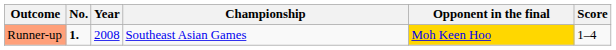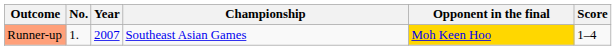(74, 34) bold -> (74, 34) normal
(107, 34) 2008 -> (107, 34) 2007
